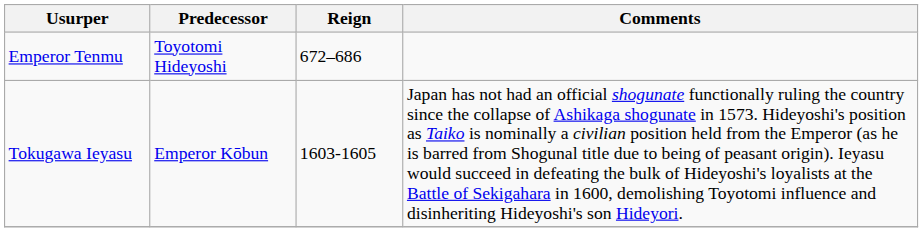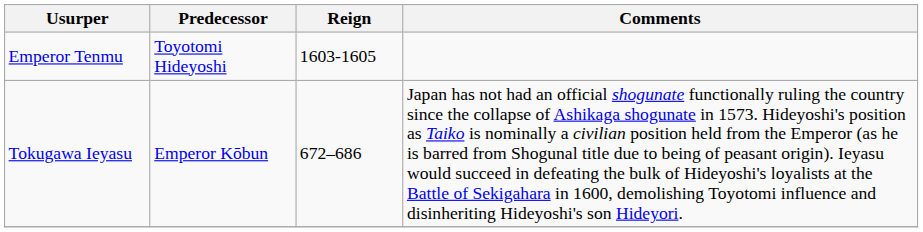(331, 56) 672–686 -> (338, 56) 1603-1605
(338, 153) 1603-1605 -> (331, 153) 672–686
